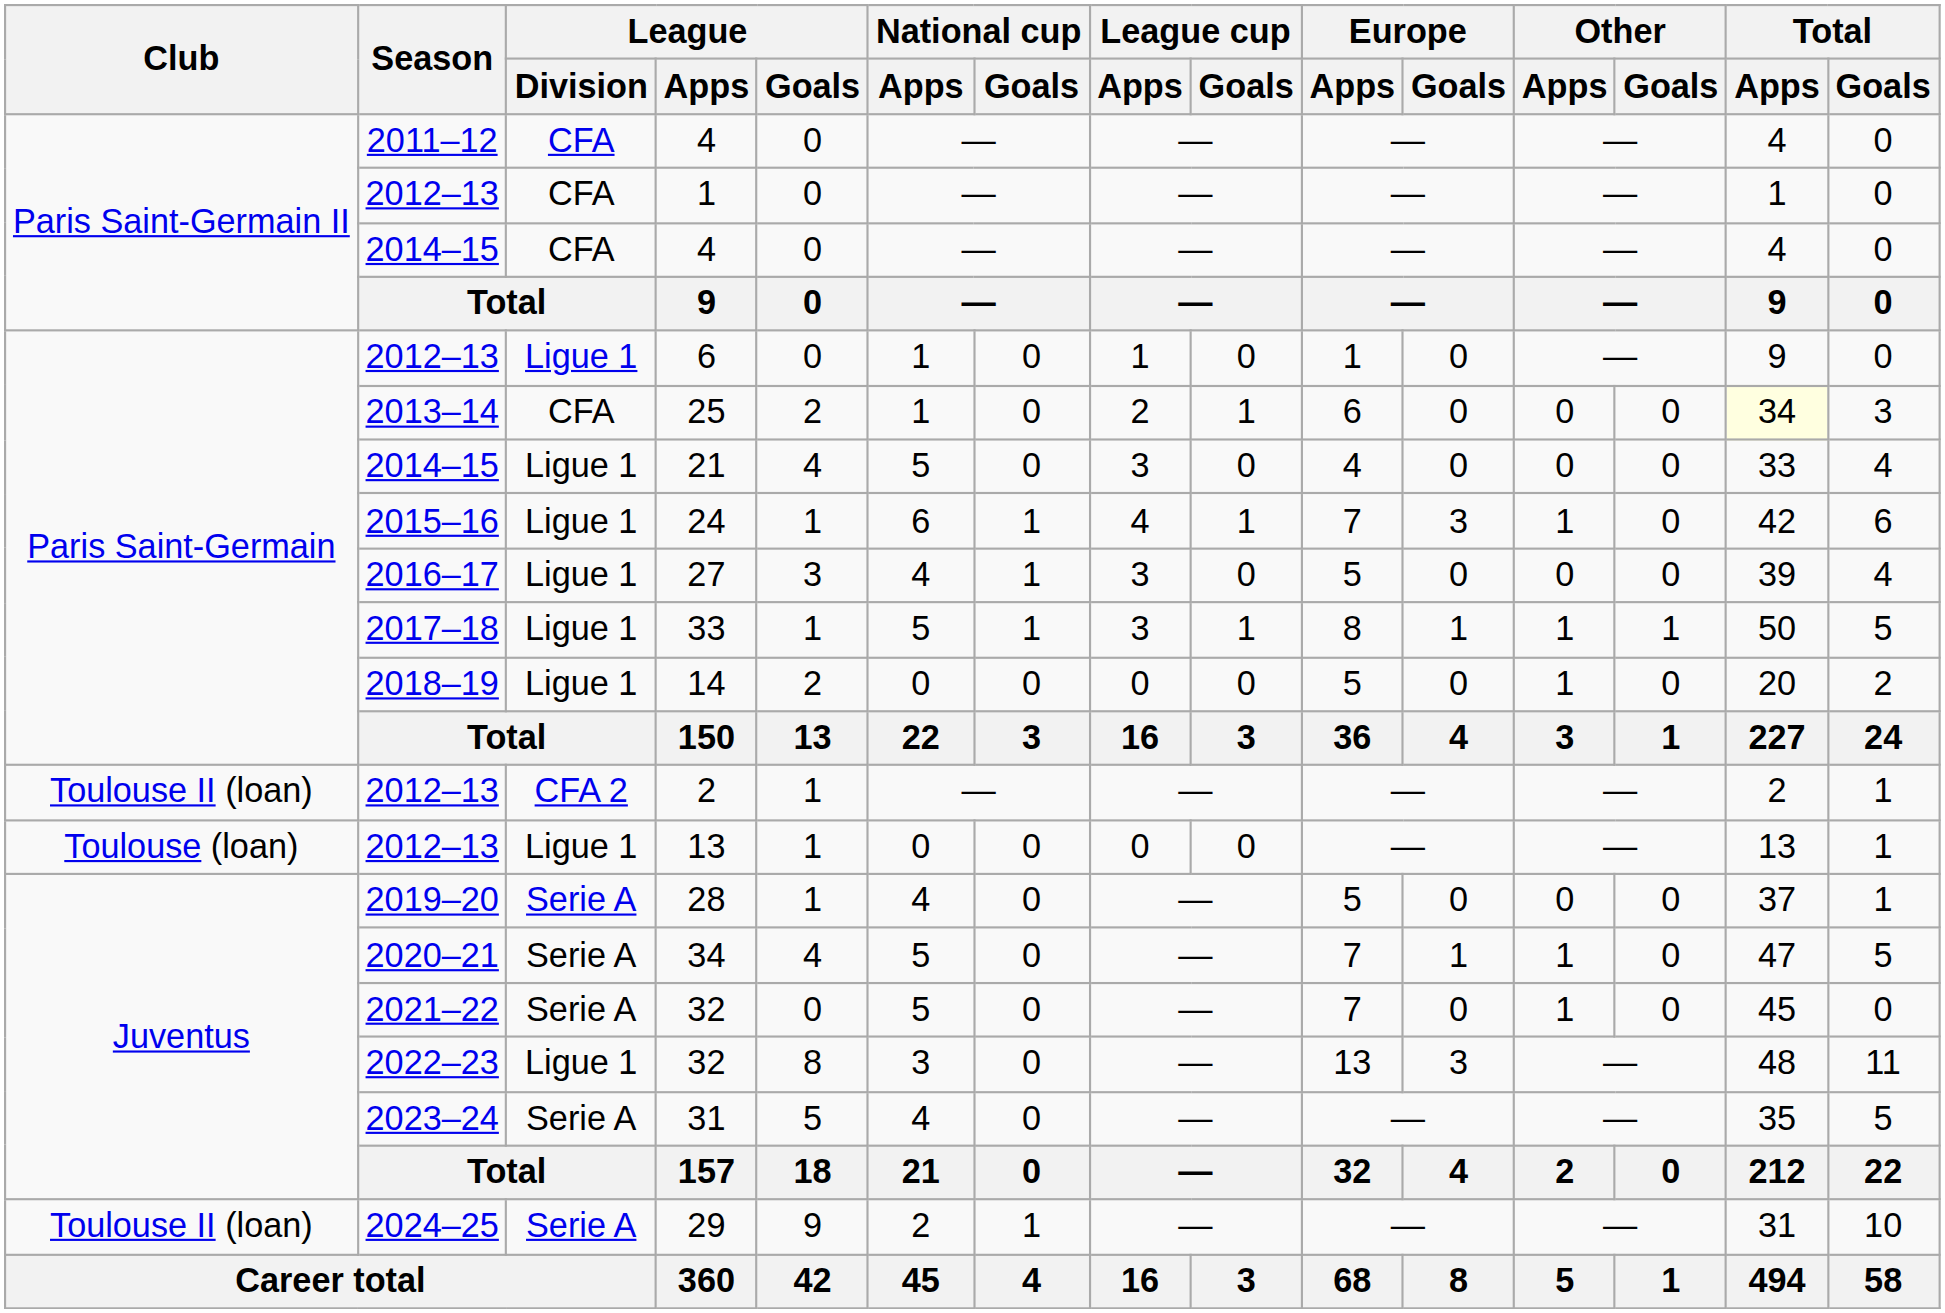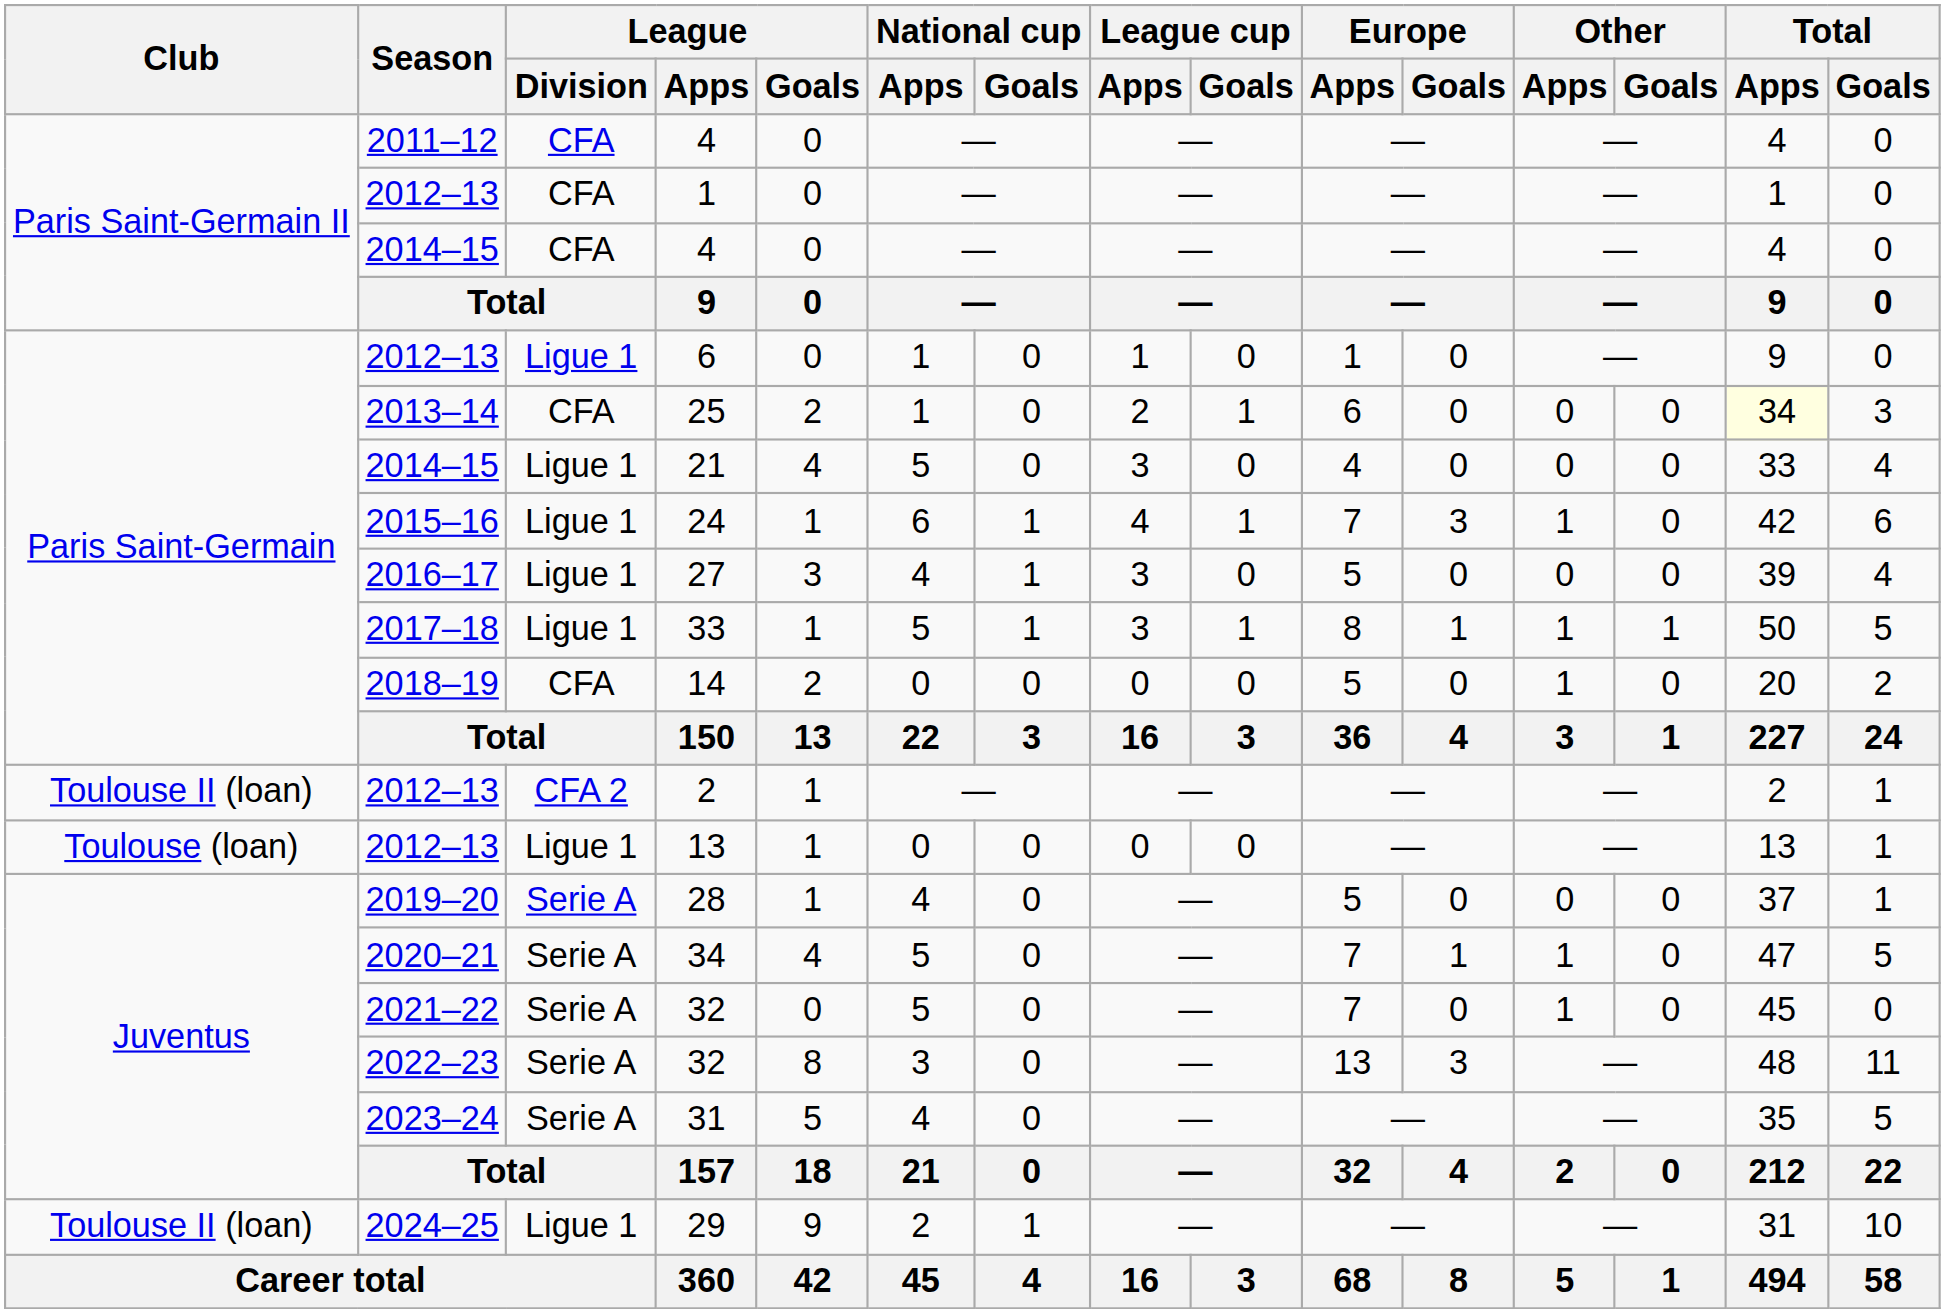(581, 683) Ligue 1 -> (581, 683) CFA
(581, 1063) Ligue 1 -> (581, 1063) Serie A
(581, 1226) Serie A -> (581, 1226) Ligue 1
